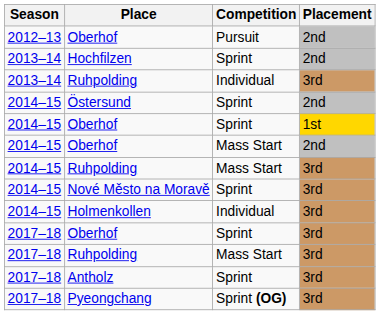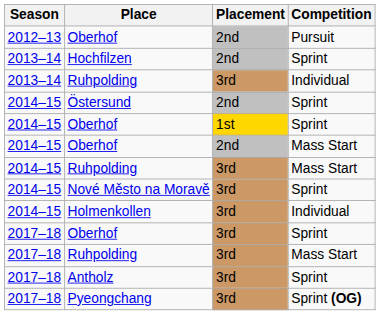columns swapped: (256, 15) <-> (337, 15)
